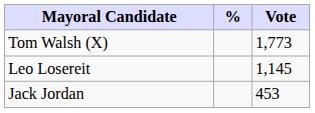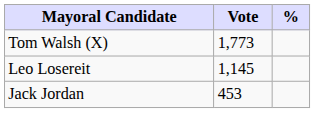columns swapped: (281, 17) <-> (233, 17)
